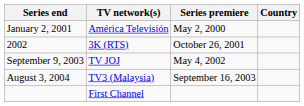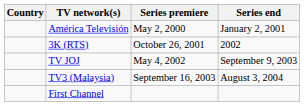columns swapped: (279, 12) <-> (45, 12)
